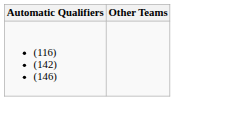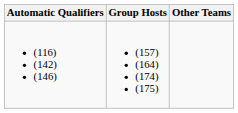+ column: (138, 13)
